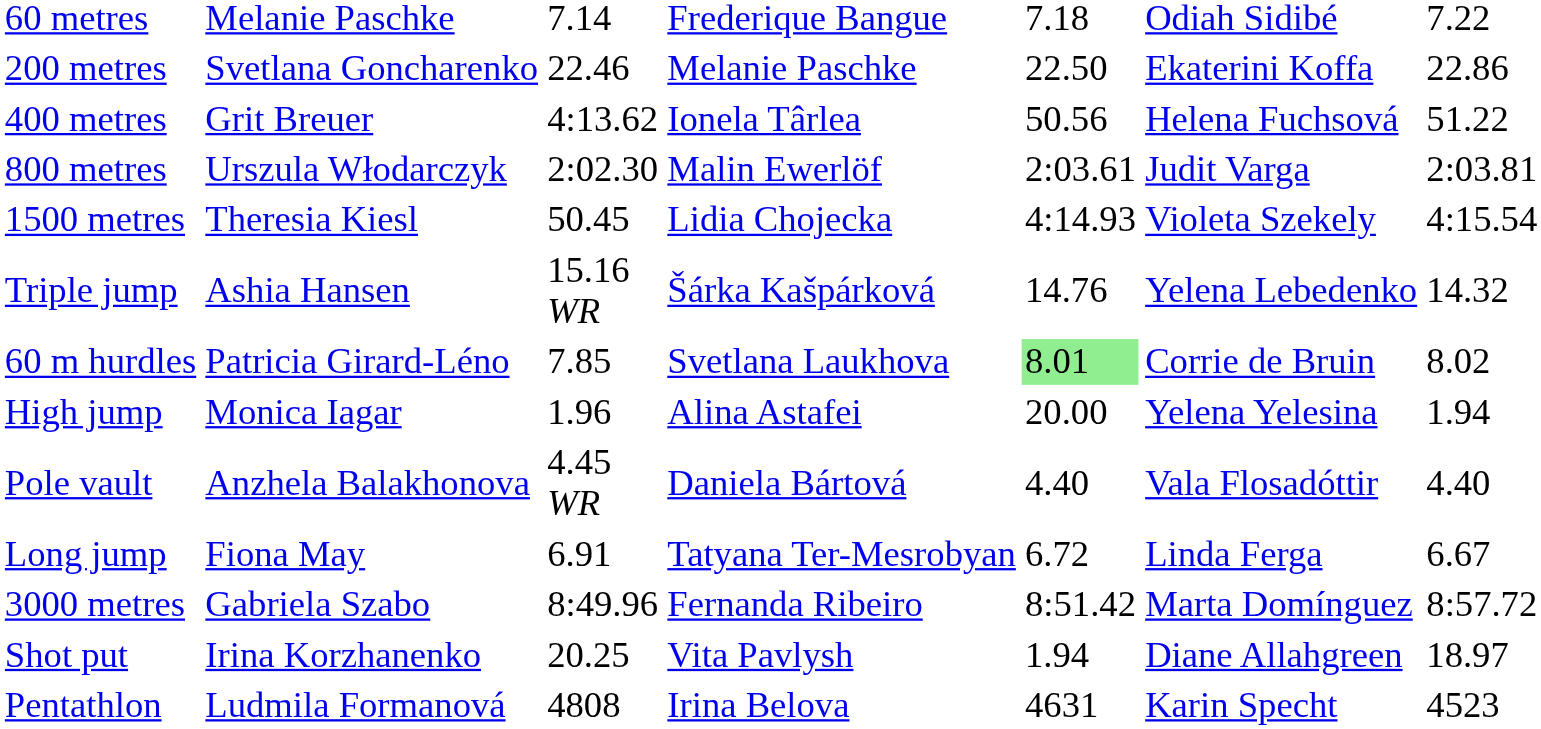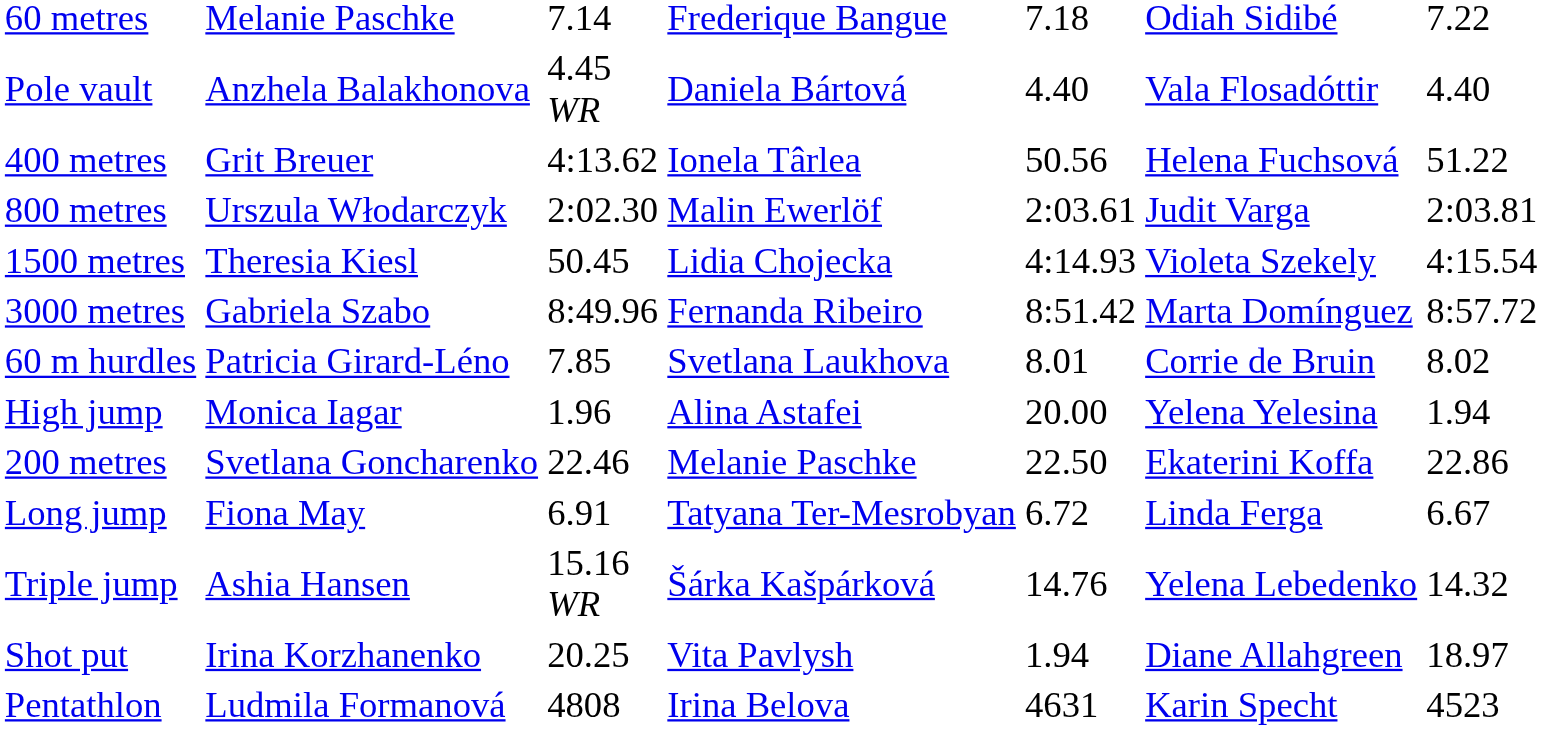rows swapped: (86, 68) <-> (79, 482)
rows swapped: (95, 604) <-> (91, 290)
(1057, 361) lightgreen background -> (1057, 361) no background
